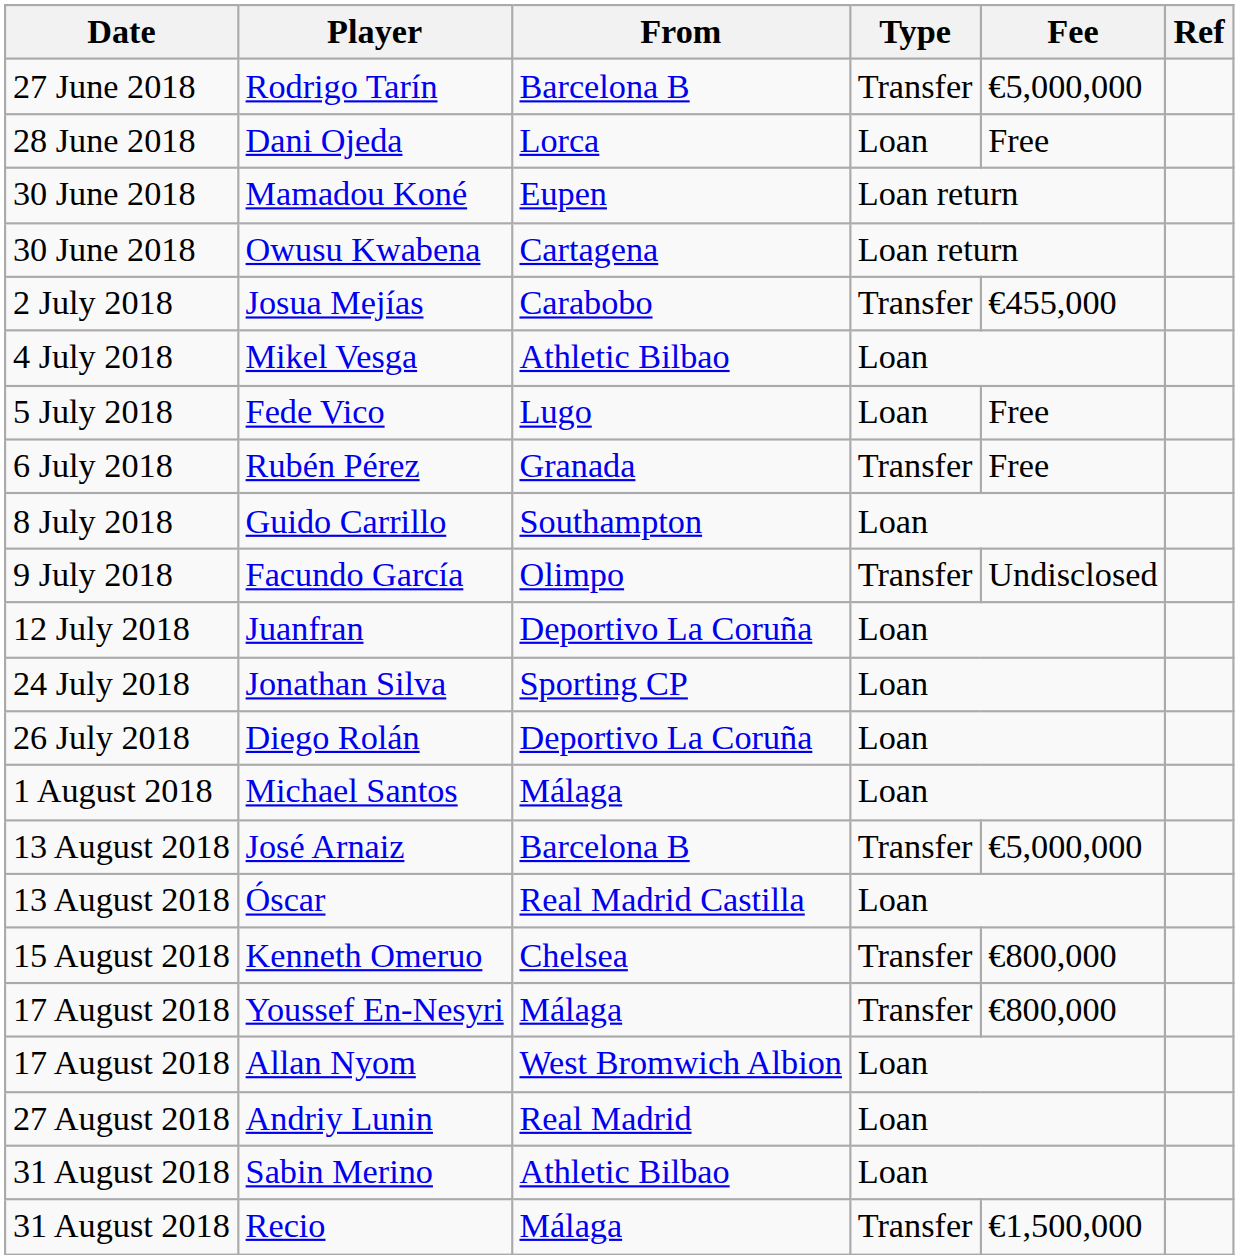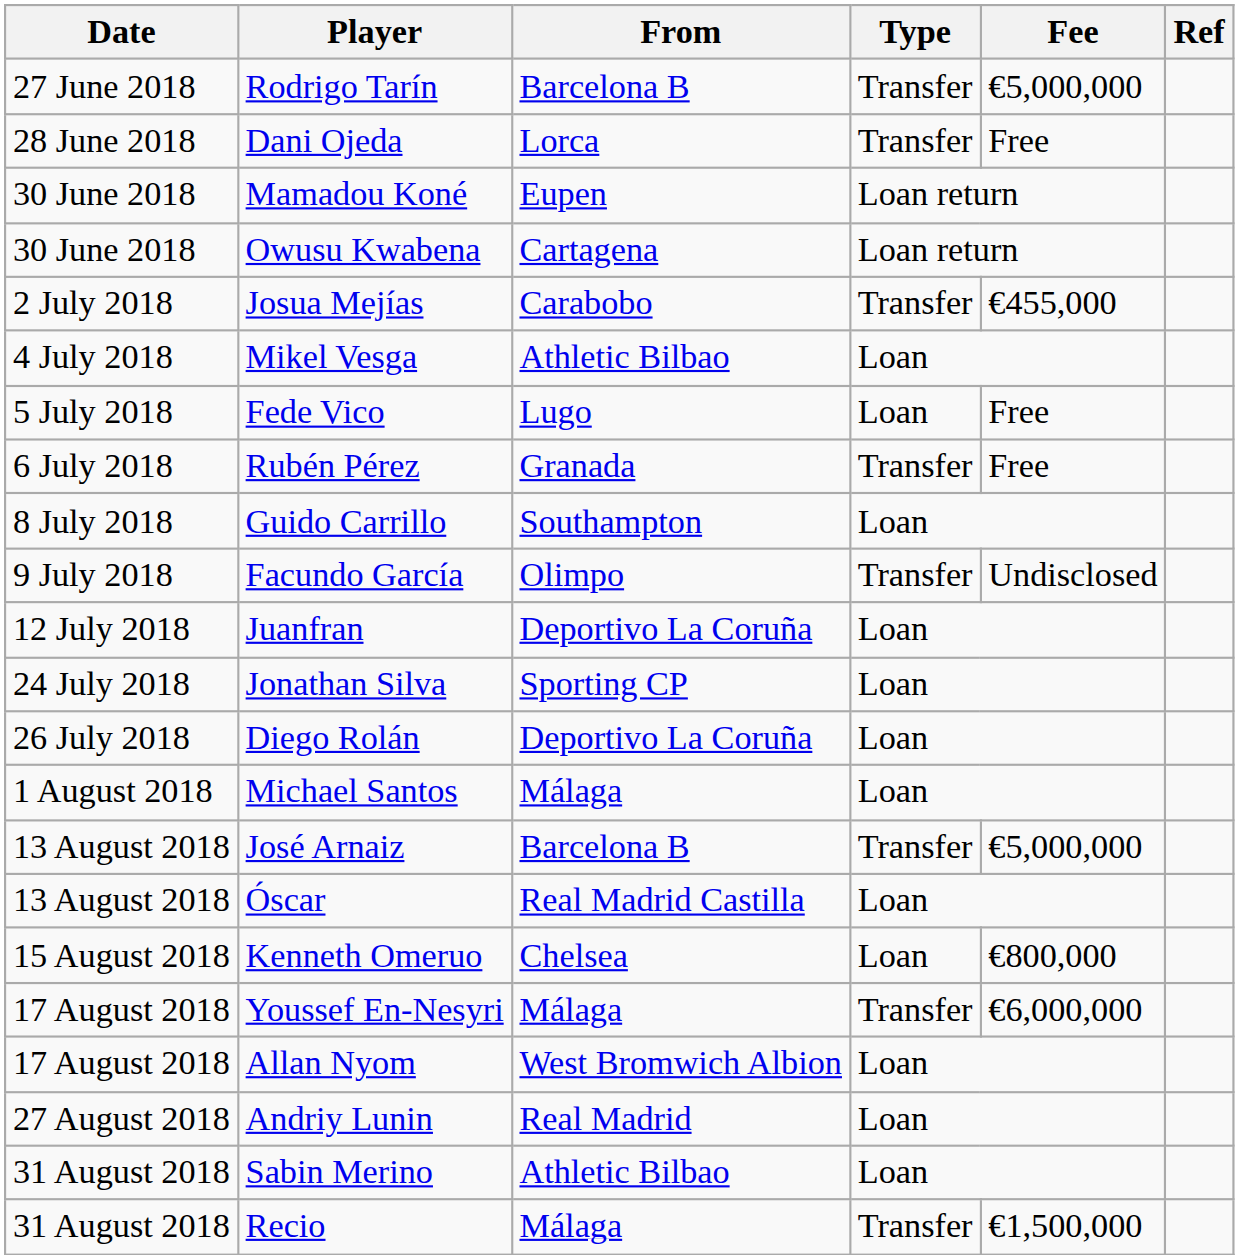(893, 140) Loan -> (915, 140) Transfer
(915, 954) Transfer -> (893, 954) Loan
(1052, 1009) €800,000 -> (1065, 1009) €6,000,000
